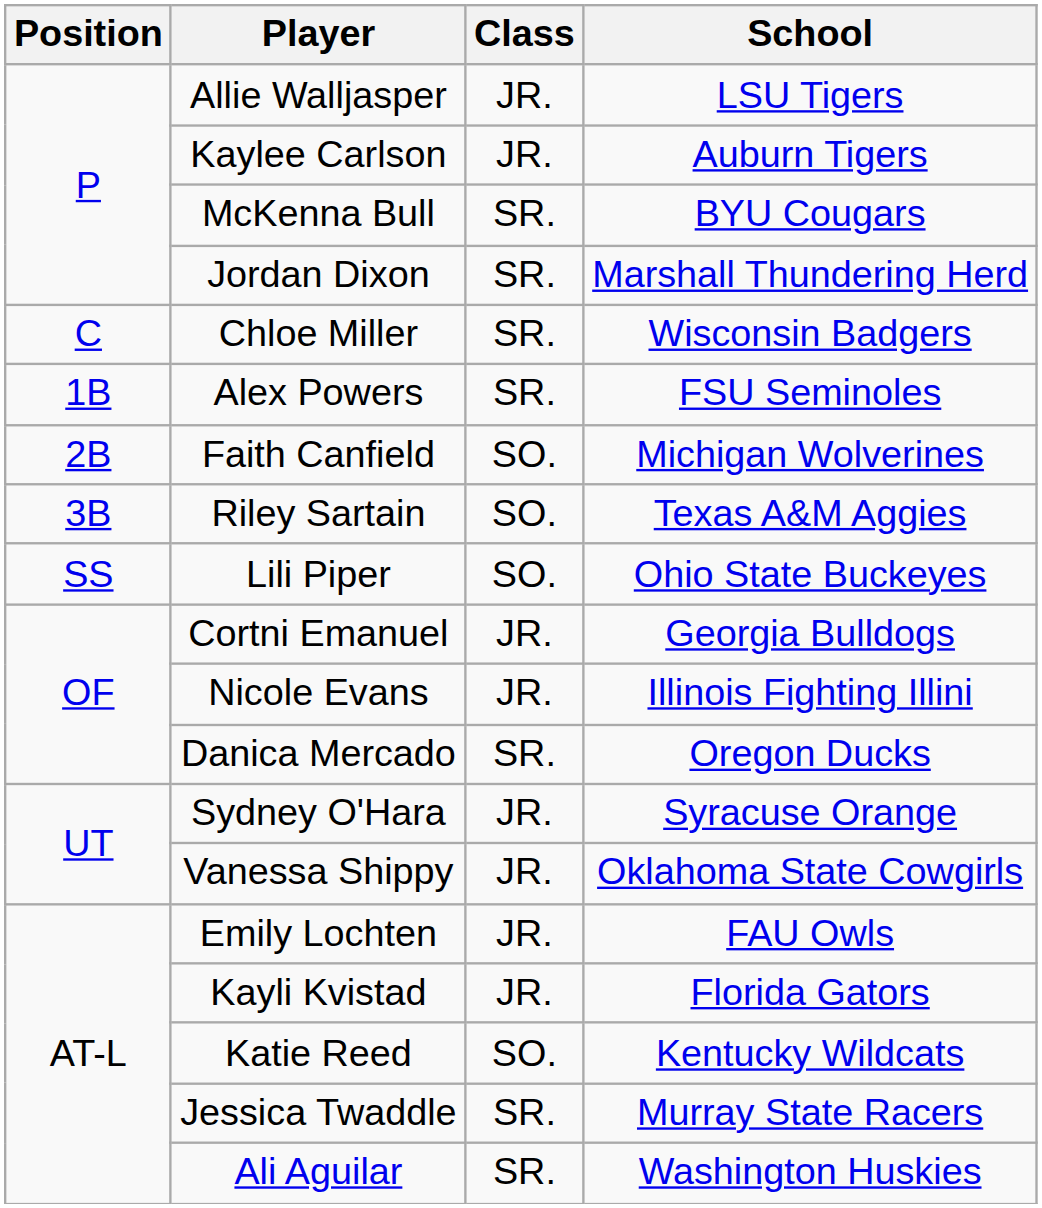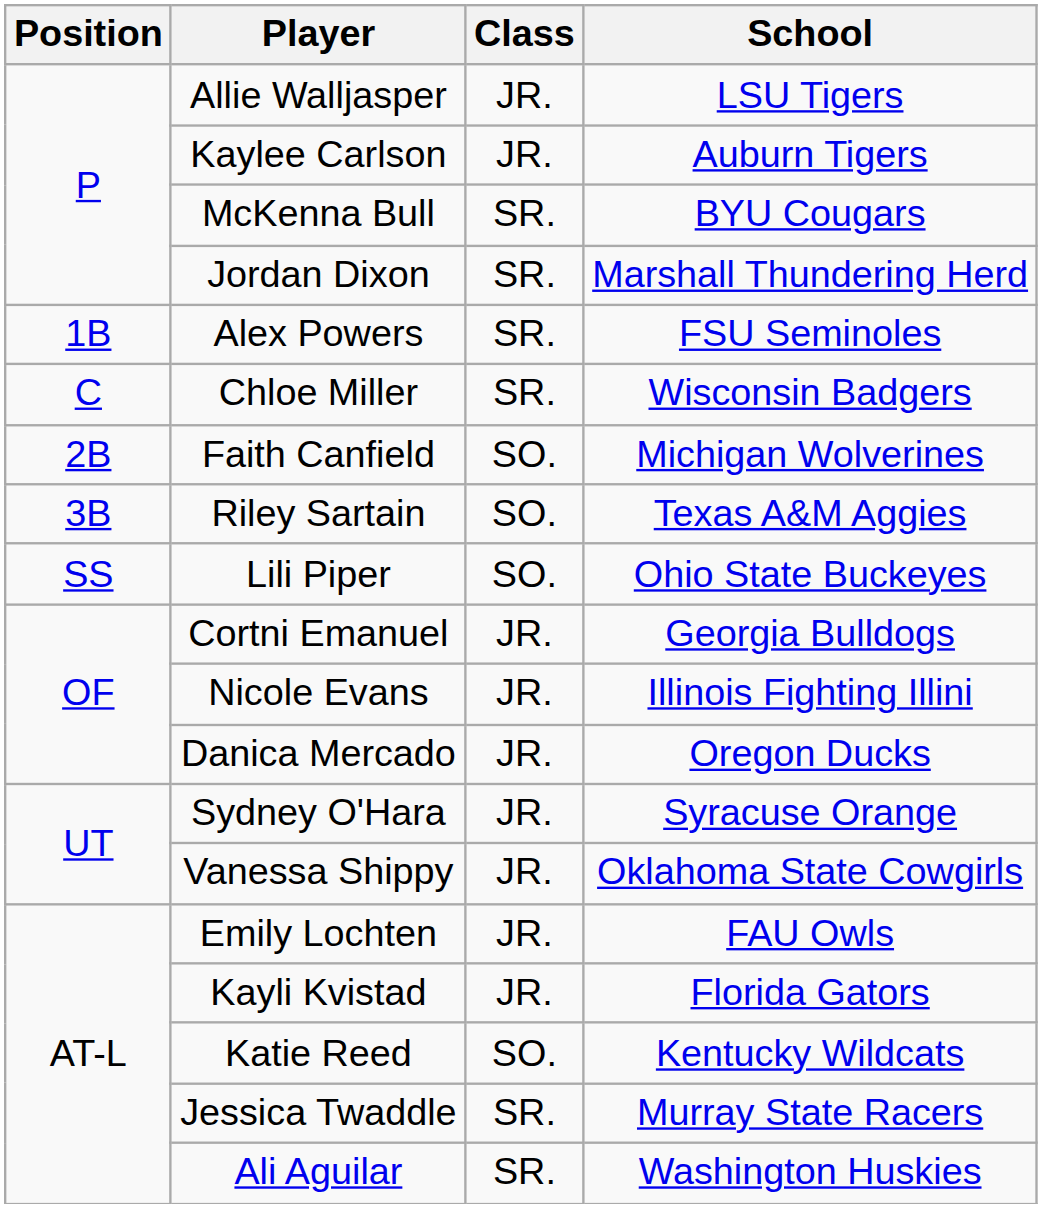rows swapped: (318, 333) <-> (318, 393)
(524, 753) SR. -> (524, 753) JR.
